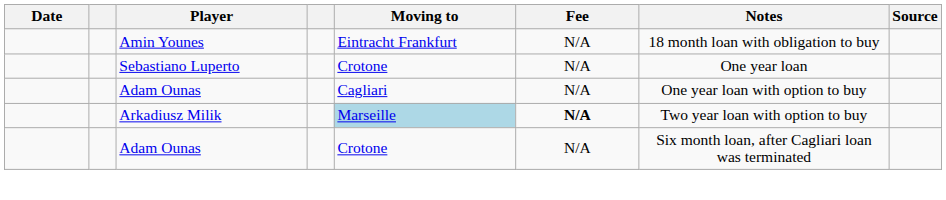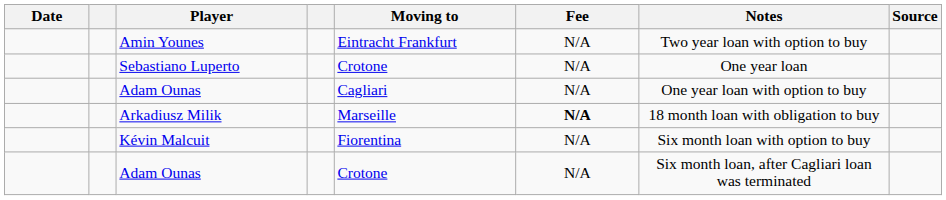(764, 41) 18 month loan with obligation to buy -> (764, 41) Two year loan with option to buy
(367, 115) lightblue background -> (367, 115) no background
(764, 115) Two year loan with option to buy -> (764, 115) 18 month loan with obligation to buy
+ row: (47, 140)
